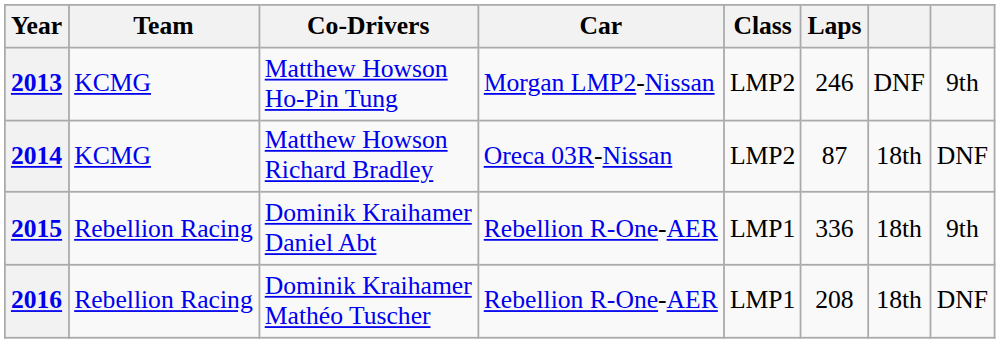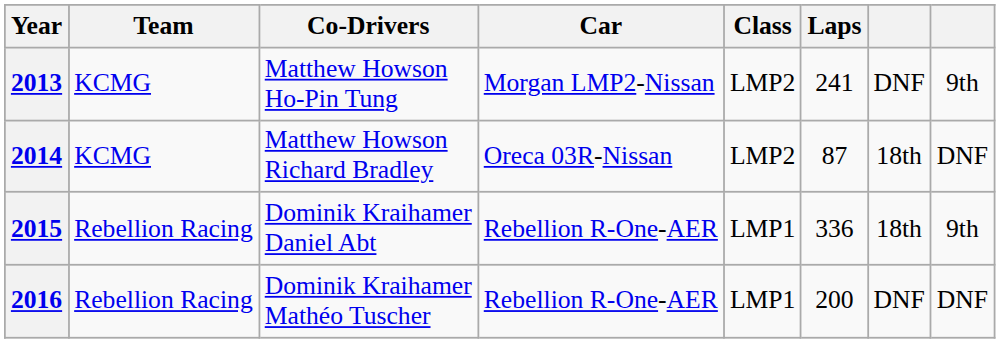(834, 83) 246 -> (834, 83) 241
(834, 301) 208 -> (834, 301) 200
(899, 301) 18th -> (899, 301) DNF
